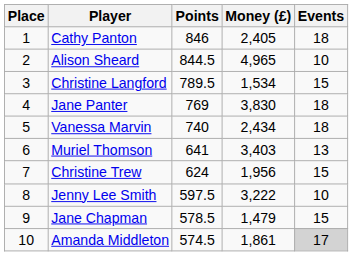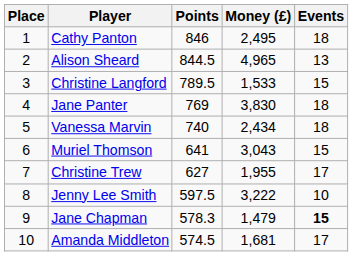(258, 38) 2,405 -> (258, 38) 2,495
(321, 61) 10 -> (321, 61) 13
(258, 83) 1,534 -> (258, 83) 1,533
(258, 150) 3,403 -> (258, 150) 3,043
(321, 150) 13 -> (321, 150) 15
(197, 172) 624 -> (197, 172) 627
(258, 172) 1,956 -> (258, 172) 1,955
(321, 172) 15 -> (321, 172) 17
(197, 217) 578.5 -> (197, 217) 578.3
(321, 217) normal -> (321, 217) bold
(258, 240) 1,861 -> (258, 240) 1,681
(321, 240) lightgrey background -> (321, 240) no background
